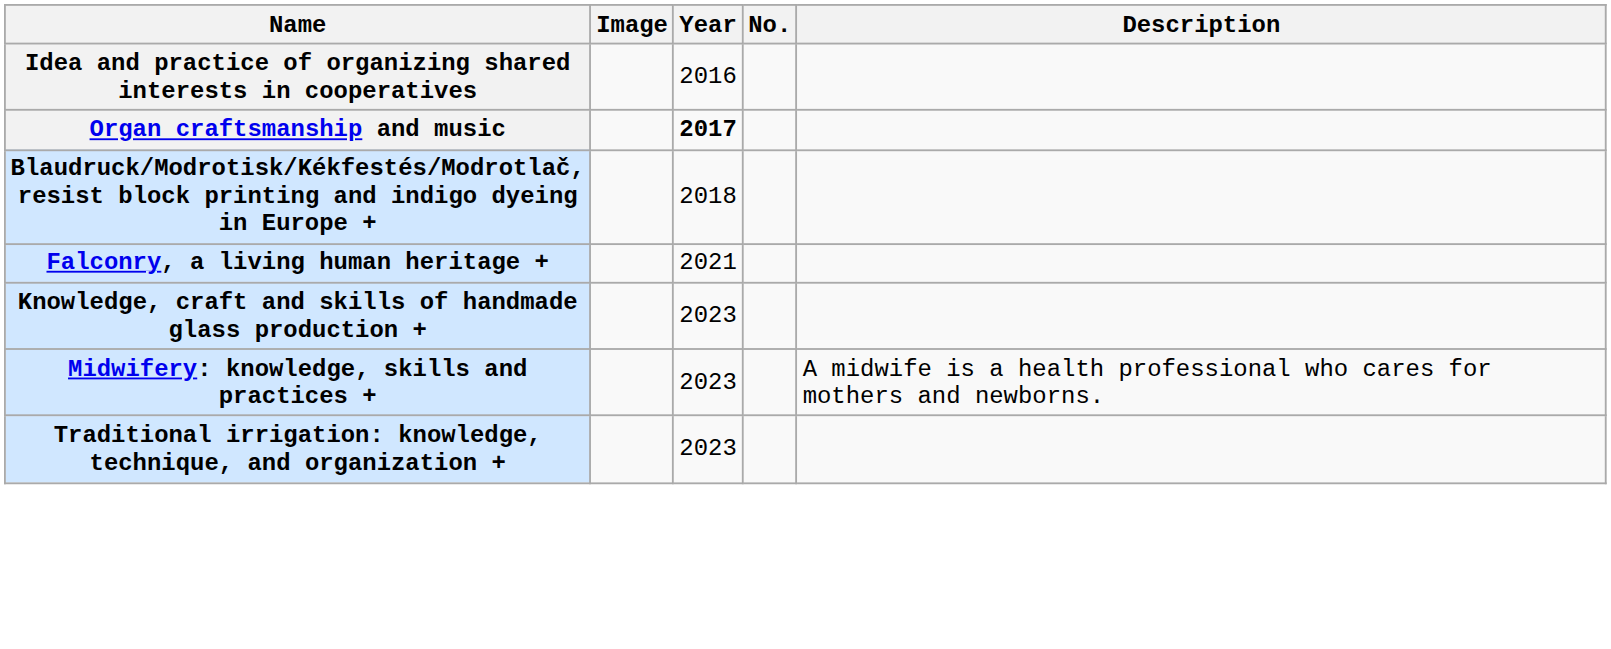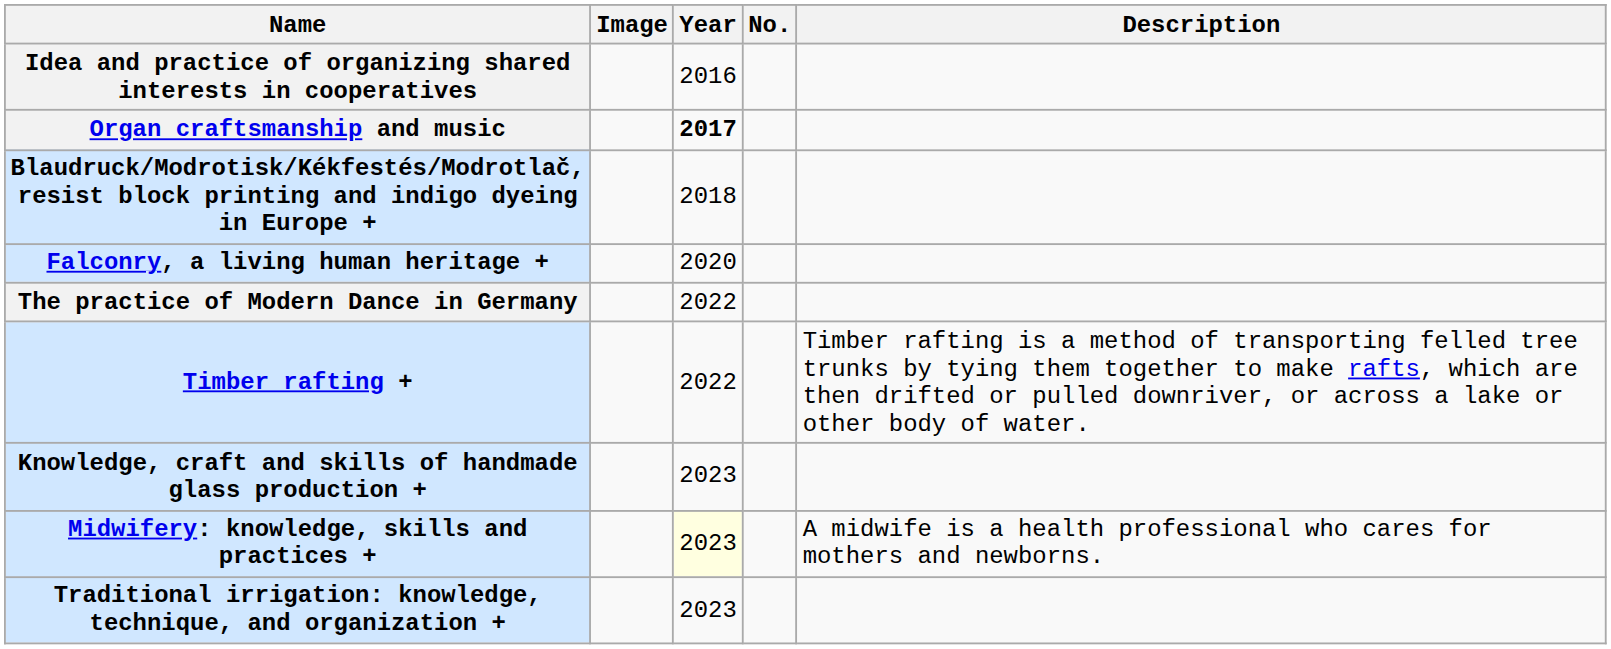(708, 263) 2021 -> (708, 263) 2020
+ row: (298, 302)
+ row: (298, 383)
(708, 383) no background -> (708, 543) lightyellow background
